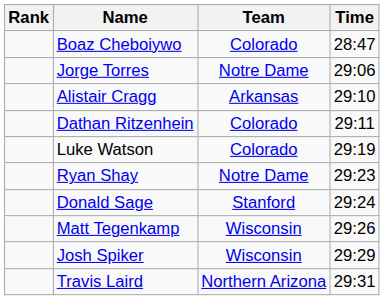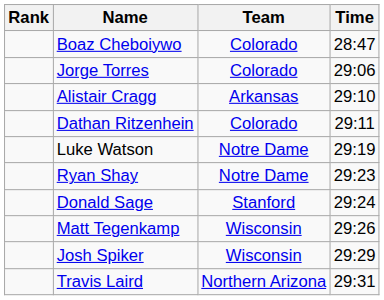(264, 70) Notre Dame -> (264, 70) Colorado
(264, 149) Colorado -> (264, 149) Notre Dame
